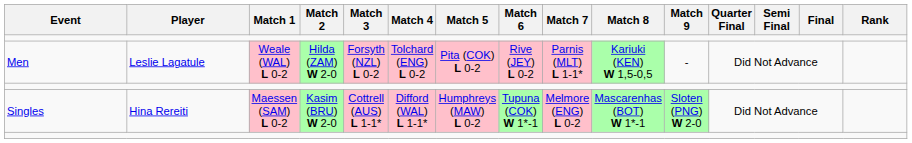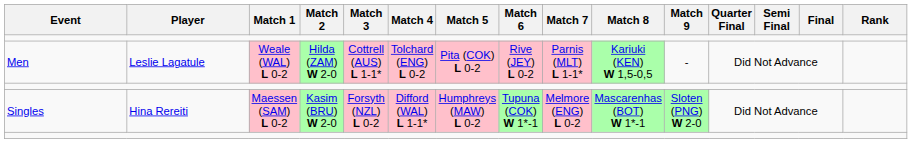(366, 62) Forsyth (NZL) L 0-2 -> (366, 62) Cottrell (AUS) L 1-1*
(366, 111) Cottrell (AUS) L 1-1* -> (366, 111) Forsyth (NZL) L 0-2
